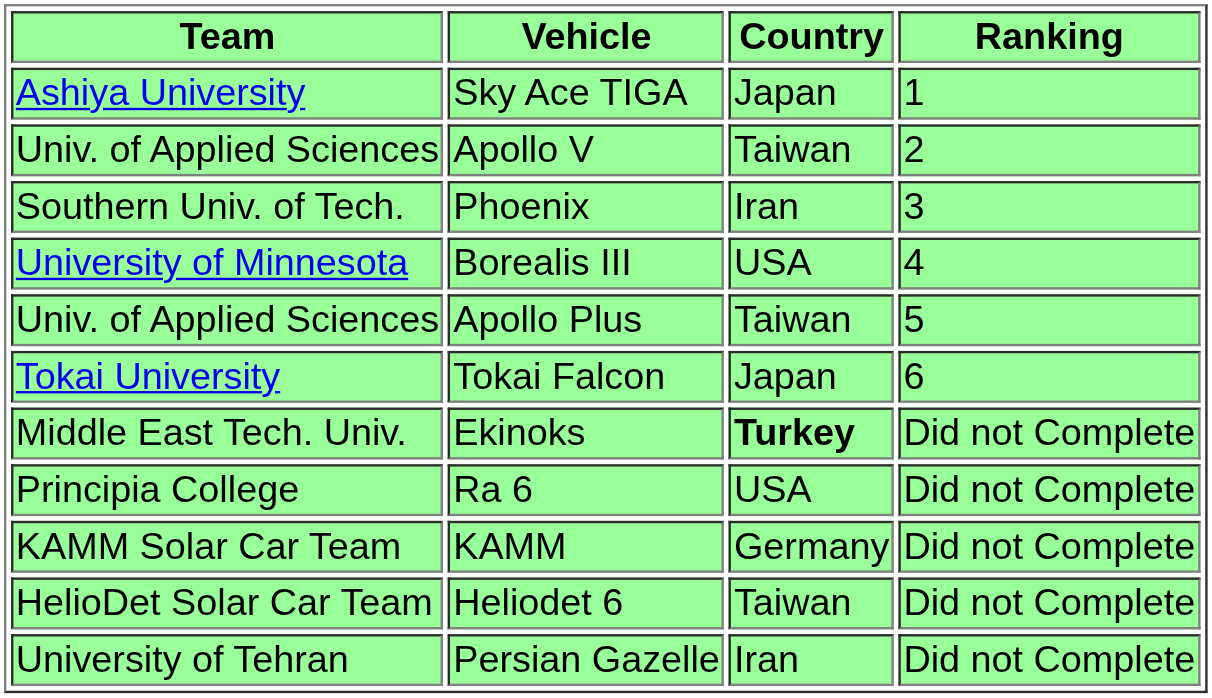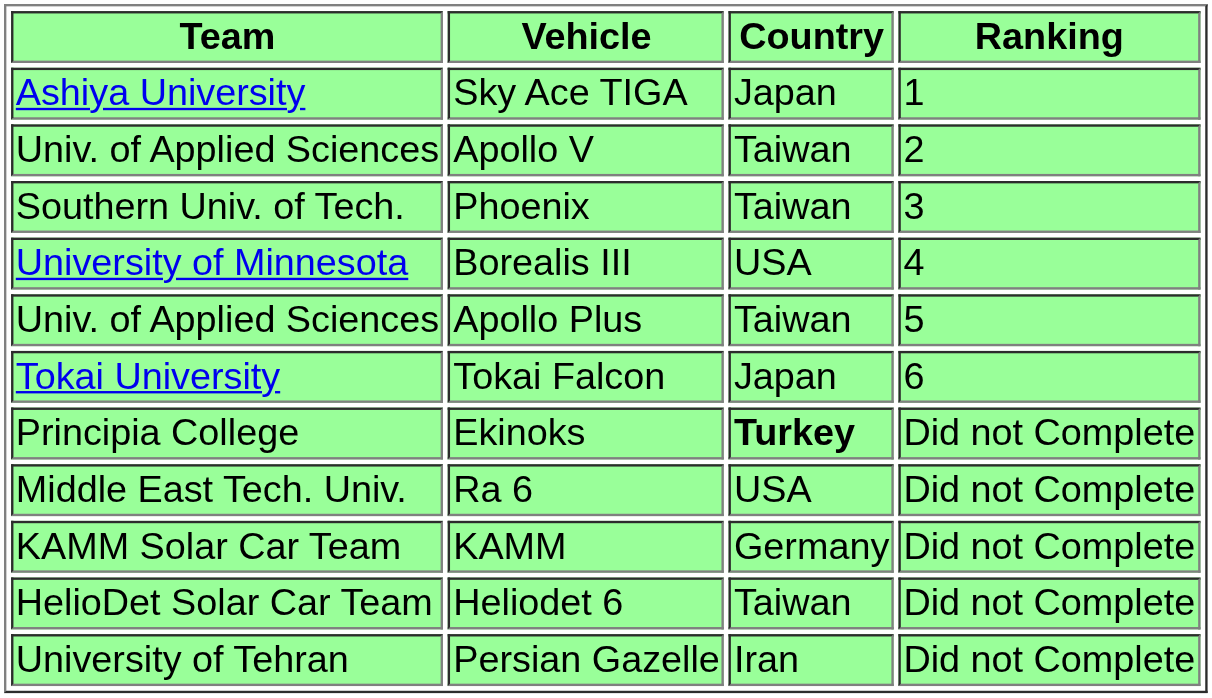(767, 206) Iran -> (793, 206) Taiwan
(211, 432) Middle East Tech. Univ. -> (157, 432) Principia College
(157, 489) Principia College -> (211, 489) Middle East Tech. Univ.
